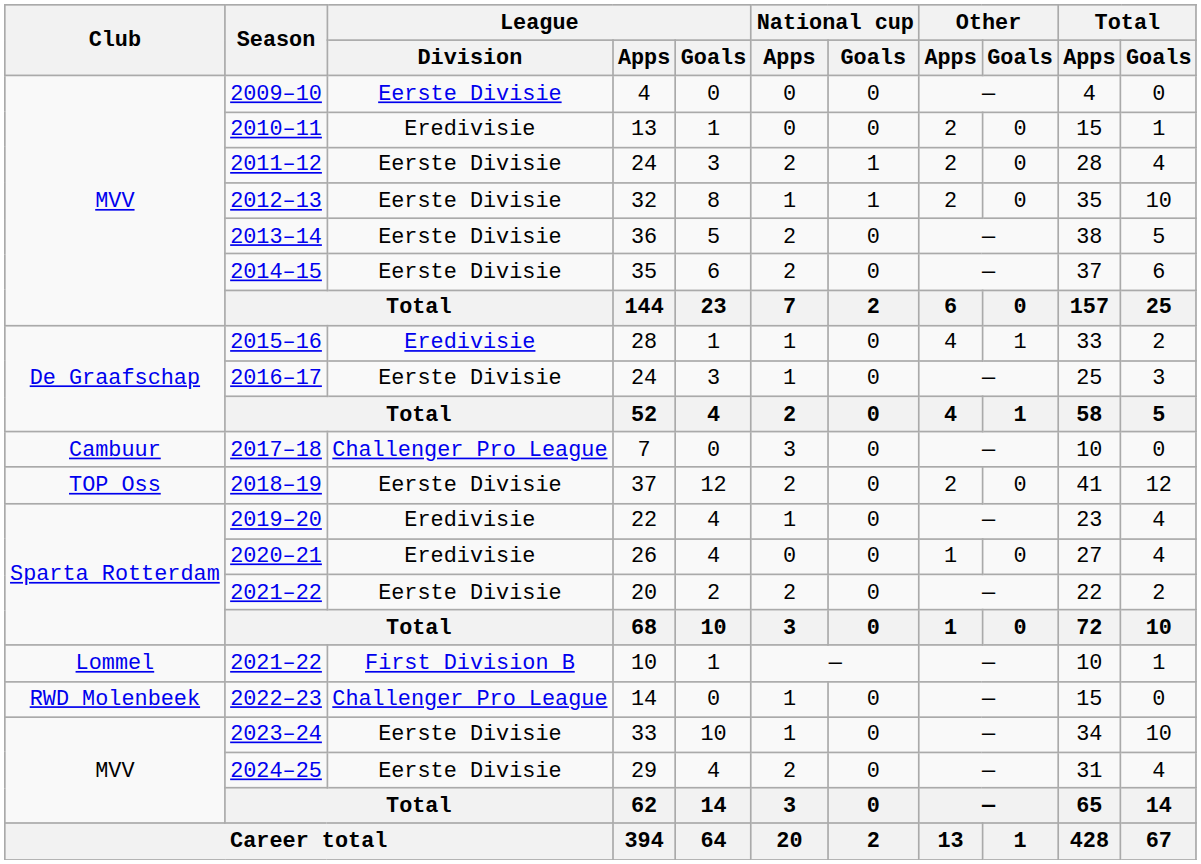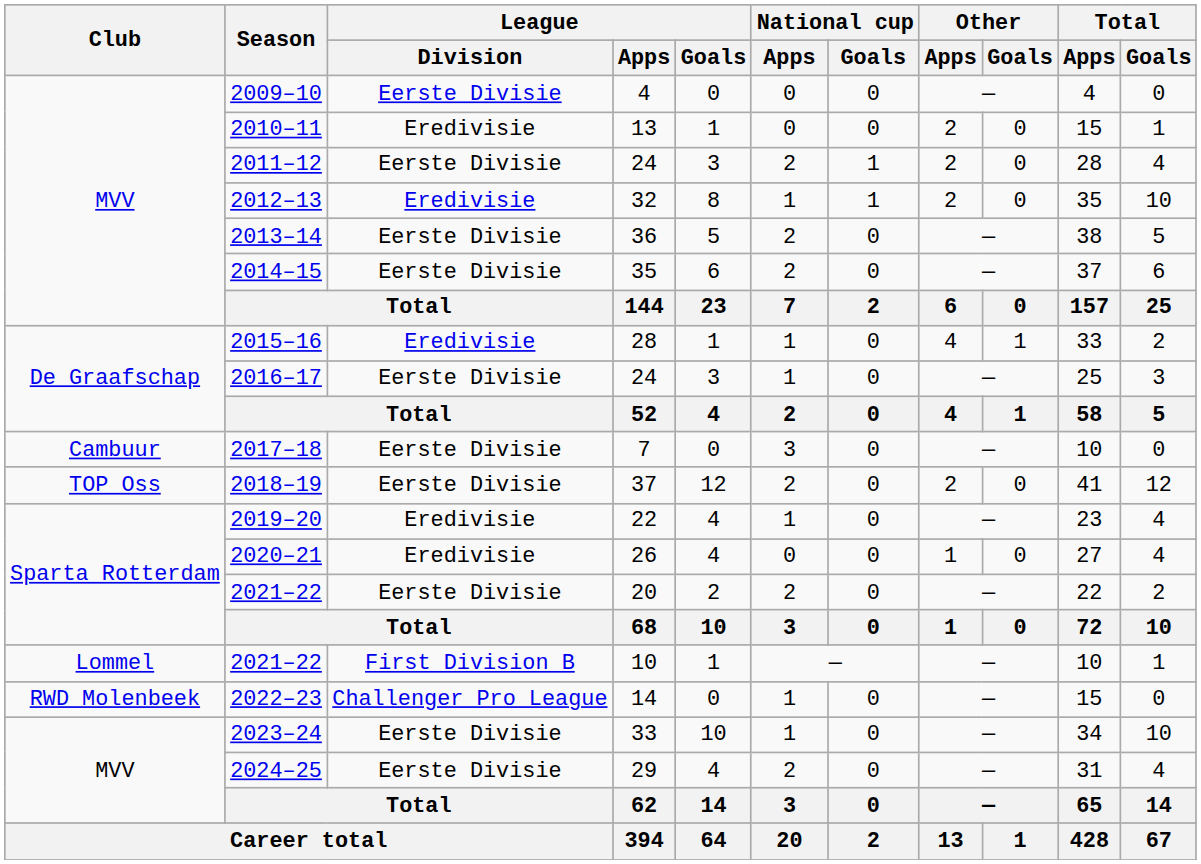(470, 201) Eerste Divisie -> (470, 201) Eredivisie
(470, 450) Challenger Pro League -> (470, 450) Eerste Divisie
